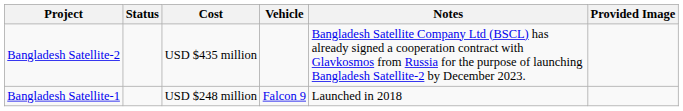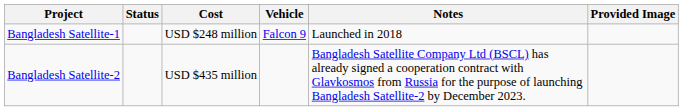rows swapped: (64, 96) <-> (64, 55)
